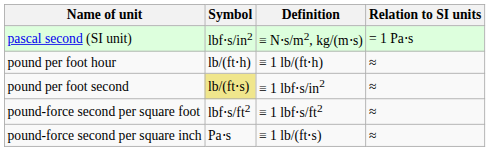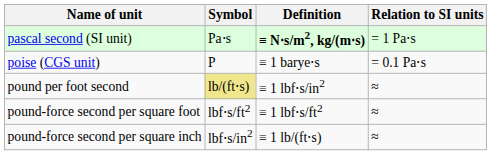(230, 38) lbf⋅s/in2 -> (220, 39) Pa⋅s
(311, 38) normal -> (312, 38) bold
+ row: (54, 62)
- row: (62, 62)
(220, 135) Pa⋅s -> (230, 136) lbf⋅s/in2
